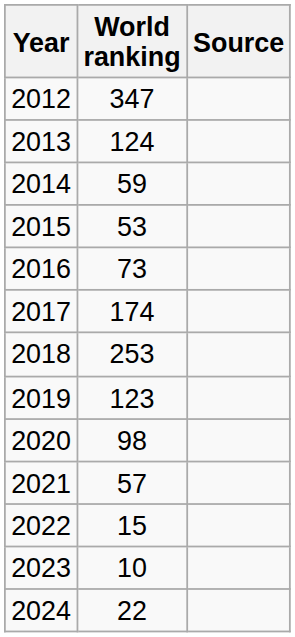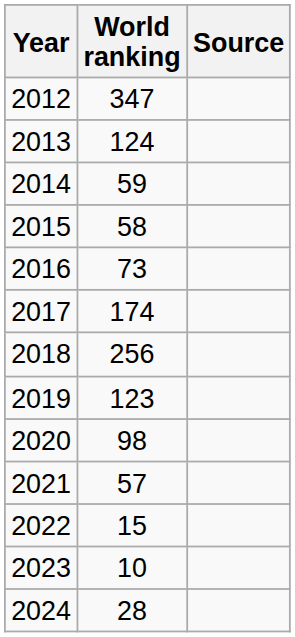(132, 227) 53 -> (132, 227) 58
(132, 355) 253 -> (132, 355) 256
(132, 610) 22 -> (132, 610) 28
